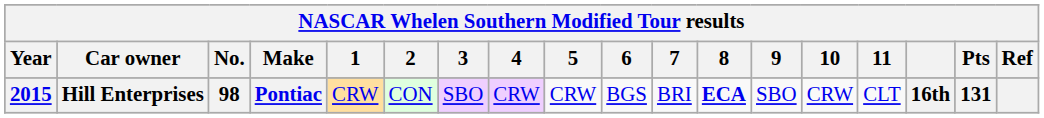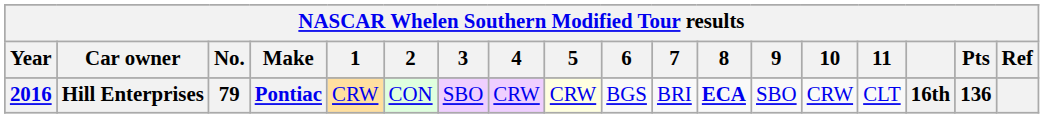(31, 94) 2015 -> (31, 94) 2016
(229, 94) 98 -> (229, 94) 79
(573, 94) no background -> (573, 94) lightyellow background
(976, 94) 131 -> (976, 94) 136
